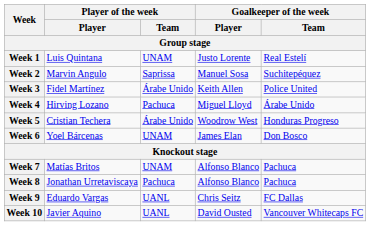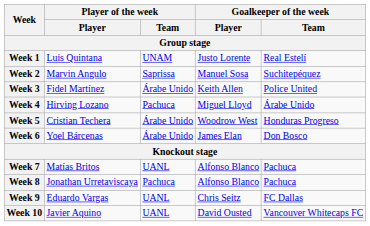(157, 136) UNAM -> (168, 136) Árabe Unido
(157, 167) UNAM -> (156, 167) UANL
